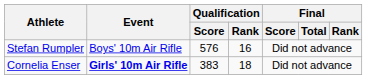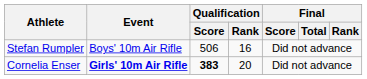(209, 49) 576 -> (209, 49) 506
(209, 66) normal -> (209, 66) bold
(245, 66) 18 -> (245, 66) 20
